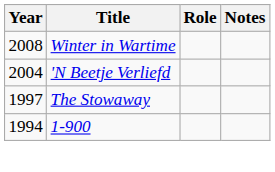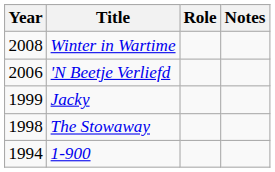(26, 72) 2004 -> (26, 72) 2006
+ row: (70, 99)
(26, 99) 1997 -> (26, 126) 1998
